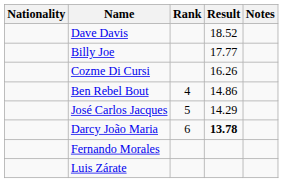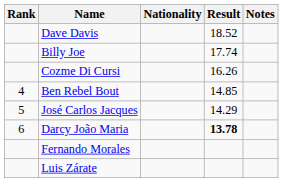columns swapped: (187, 14) <-> (36, 14)
(224, 52) 17.77 -> (224, 52) 17.74
(224, 91) 14.86 -> (224, 91) 14.85
